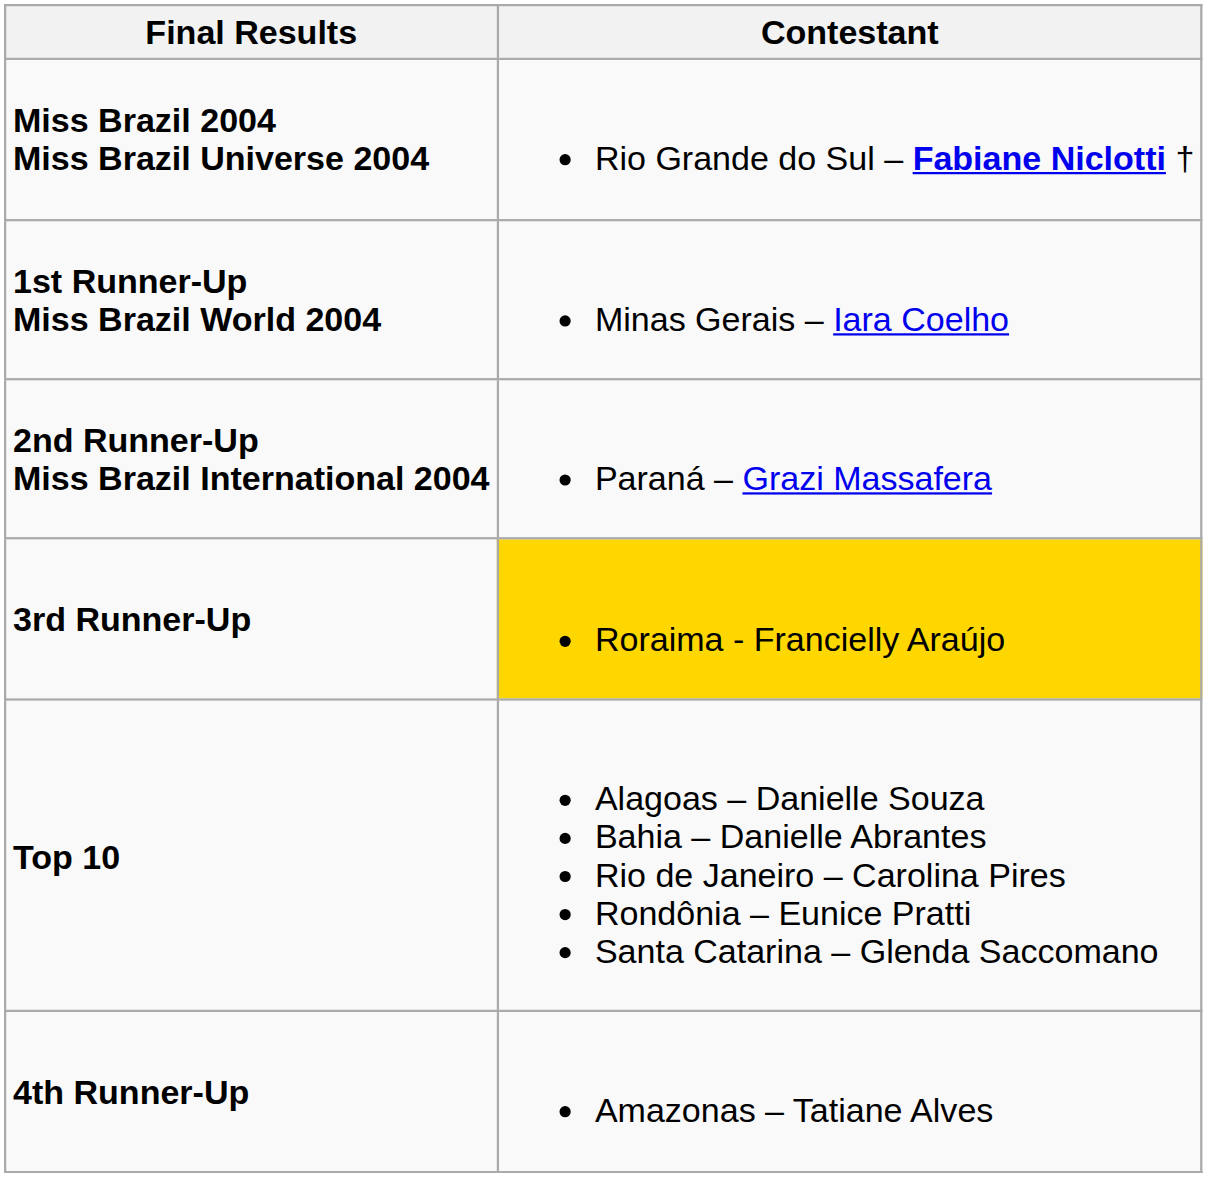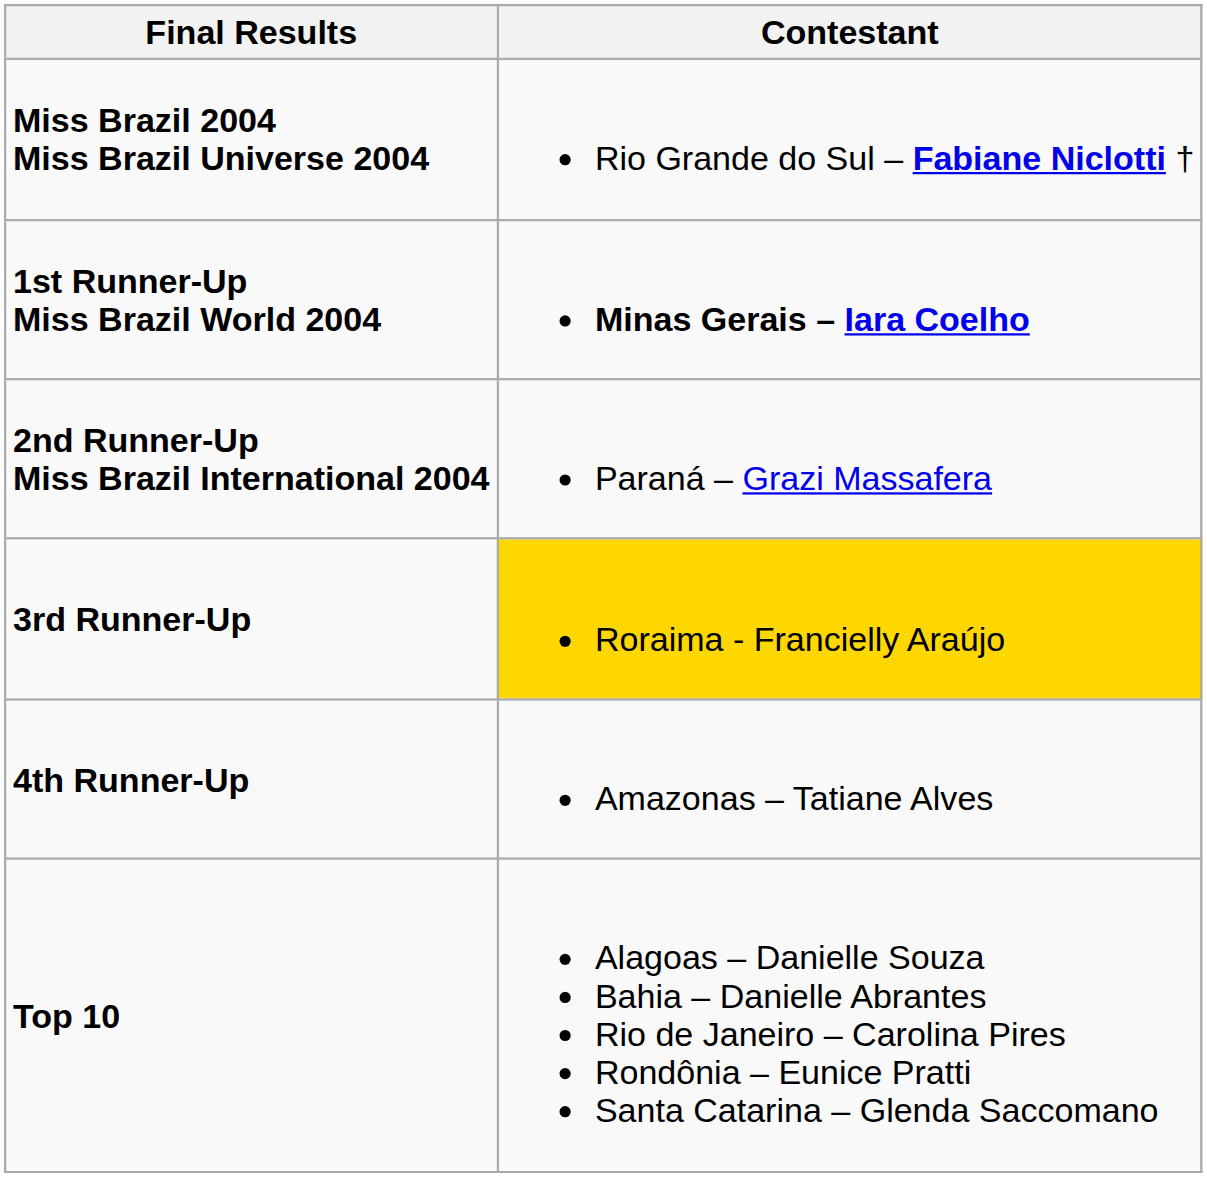(850, 318) normal -> (850, 318) bold
rows swapped: (131, 1092) <-> (67, 855)
